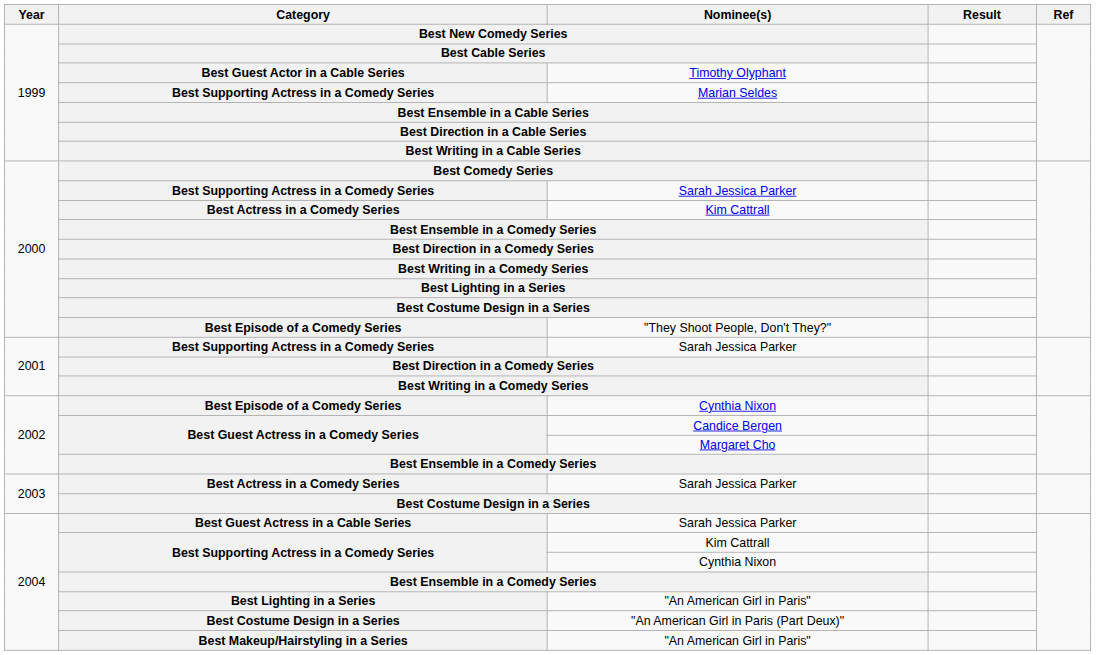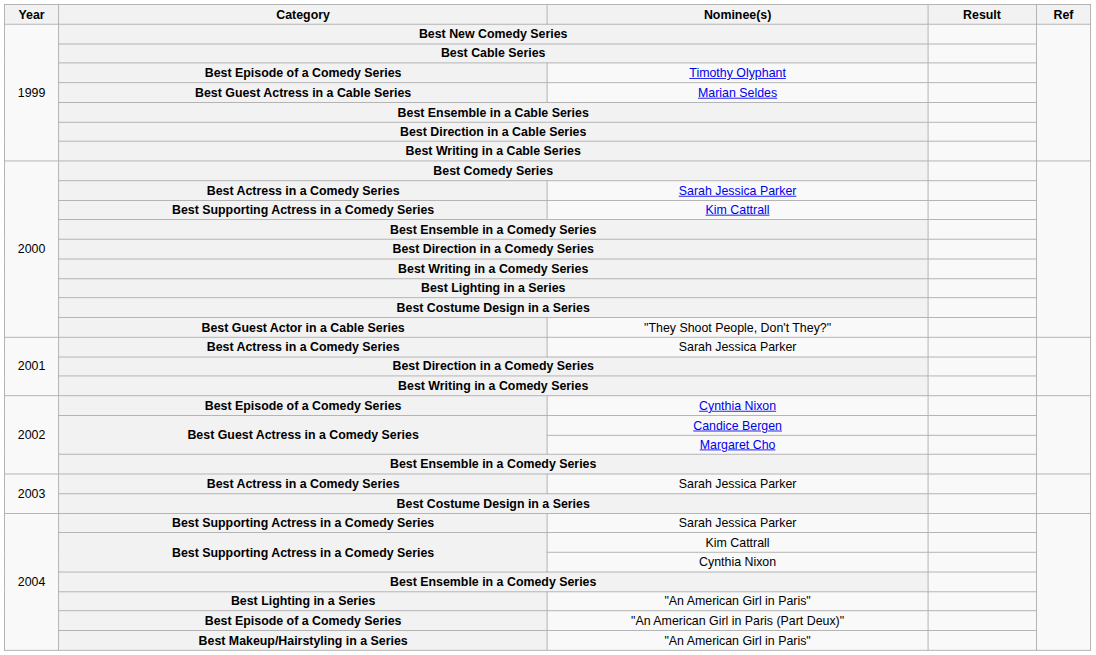(303, 73) Best Guest Actor in a Cable Series -> (303, 73) Best Episode of a Comedy Series
(303, 93) Best Supporting Actress in a Comedy Series -> (303, 93) Best Guest Actress in a Cable Series
(303, 191) Best Supporting Actress in a Comedy Series -> (303, 191) Best Actress in a Comedy Series
(303, 210) Best Actress in a Comedy Series -> (303, 210) Best Supporting Actress in a Comedy Series
(303, 328) Best Episode of a Comedy Series -> (303, 328) Best Guest Actor in a Cable Series
(303, 347) Best Supporting Actress in a Comedy Series -> (303, 347) Best Actress in a Comedy Series
(303, 523) Best Guest Actress in a Cable Series -> (303, 523) Best Supporting Actress in a Comedy Series
(303, 621) Best Costume Design in a Series -> (303, 621) Best Episode of a Comedy Series
